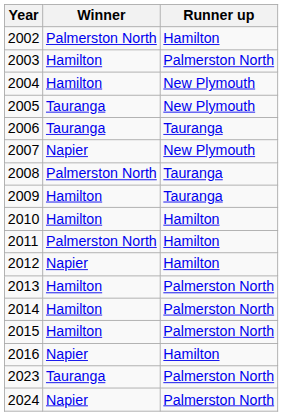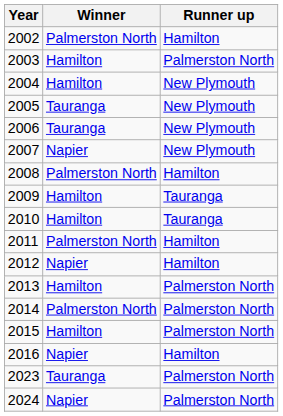(193, 128) Tauranga -> (209, 128) New Plymouth
(193, 173) Tauranga -> (191, 173) Hamilton
(191, 219) Hamilton -> (193, 219) Tauranga
(74, 309) Hamilton -> (101, 309) Palmerston North
